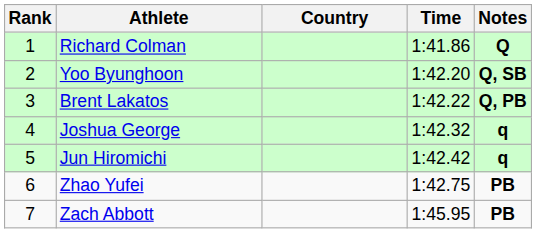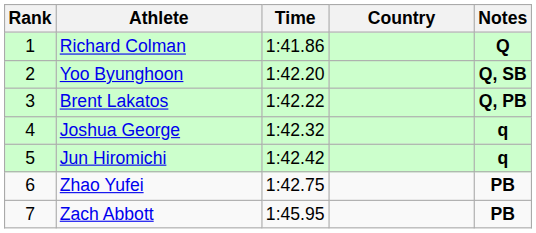columns swapped: (335, 18) <-> (441, 18)
